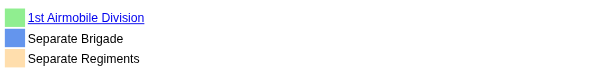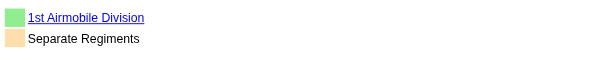- row: (76, 38)
